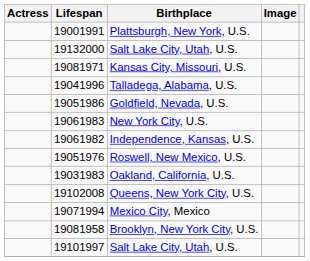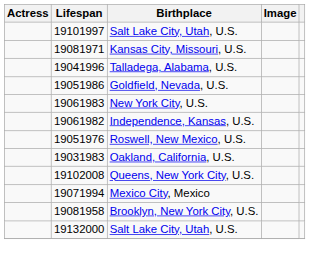- row: (79, 31)
rows swapped: (79, 247) <-> (79, 49)
